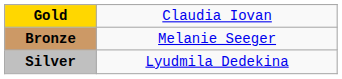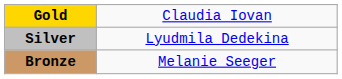rows swapped: (51, 62) <-> (51, 39)
